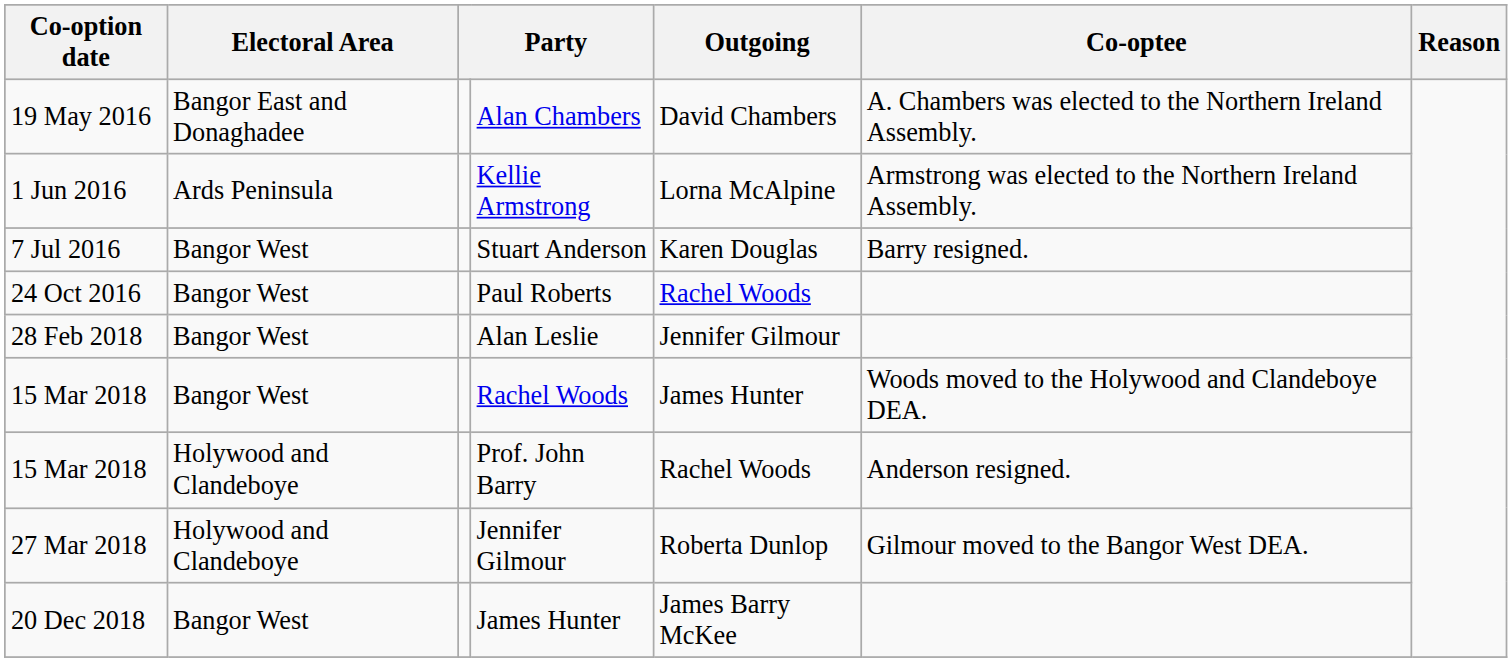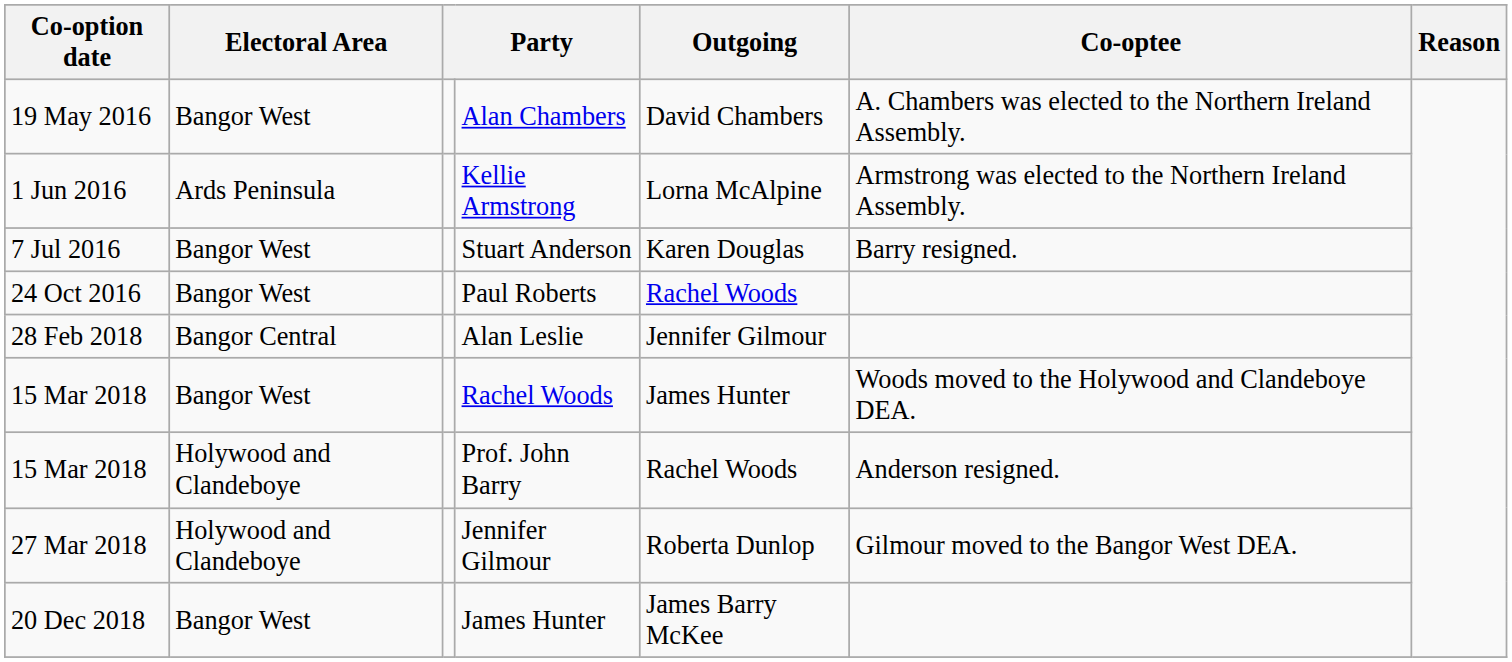(260, 116) Bangor East and Donaghadee -> (243, 116) Bangor West
(241, 336) Bangor West -> (256, 336) Bangor Central
